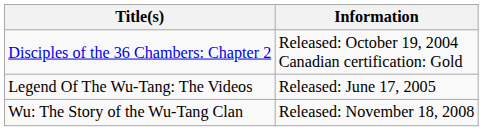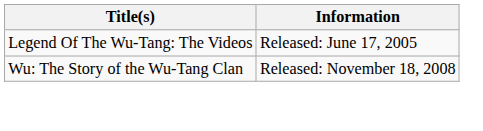- row: (140, 52)
